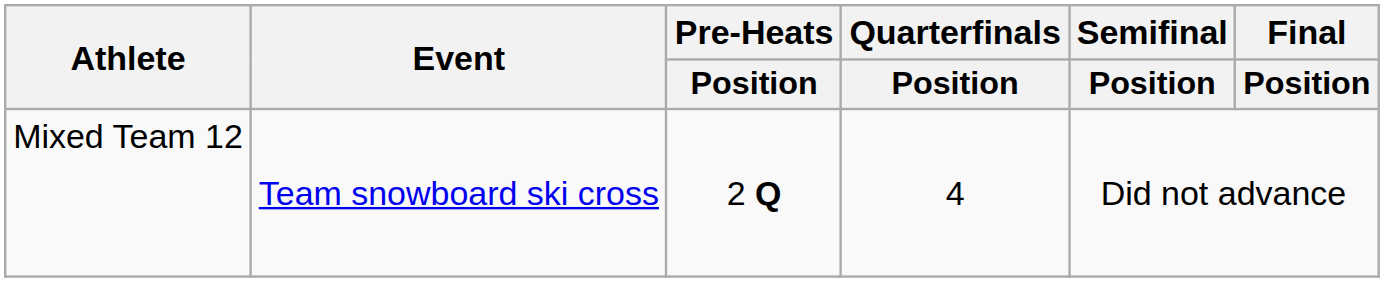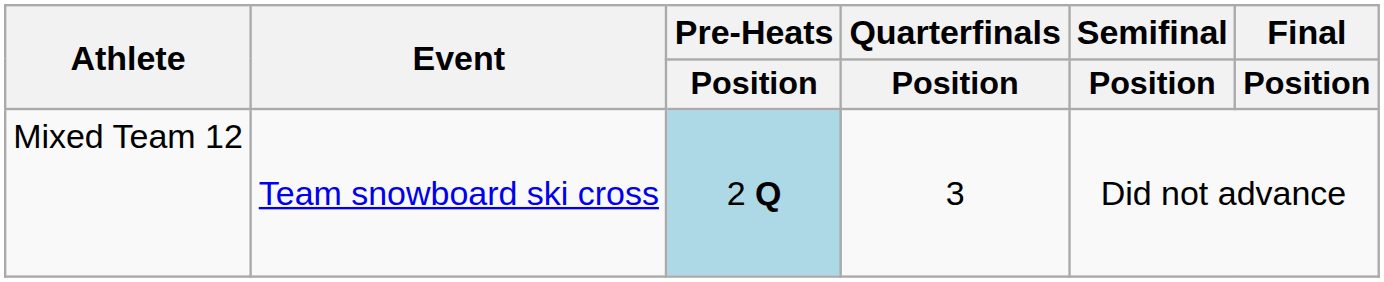(754, 193) no background -> (754, 193) lightblue background
(955, 193) 4 -> (955, 193) 3
